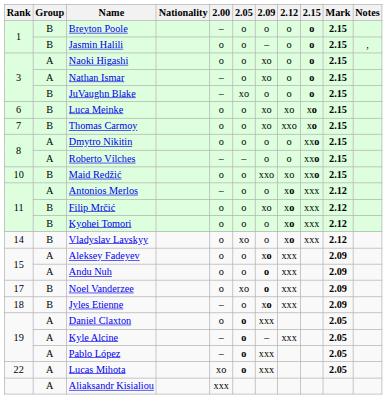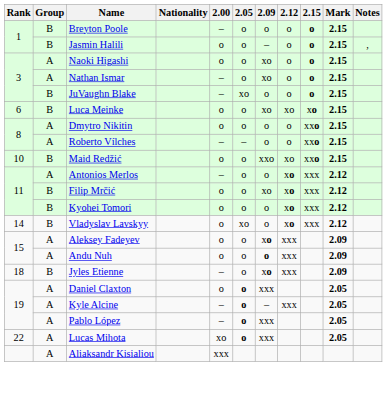- row: (103, 126)
- row: (101, 288)
